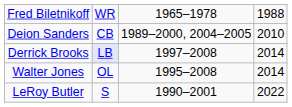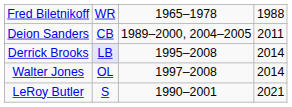(271, 33) 2010 -> (271, 33) 2011
(186, 53) 1997–2008 -> (186, 53) 1995–2008
(186, 72) 1995–2008 -> (186, 72) 1997–2008
(271, 92) 2022 -> (271, 92) 2021
